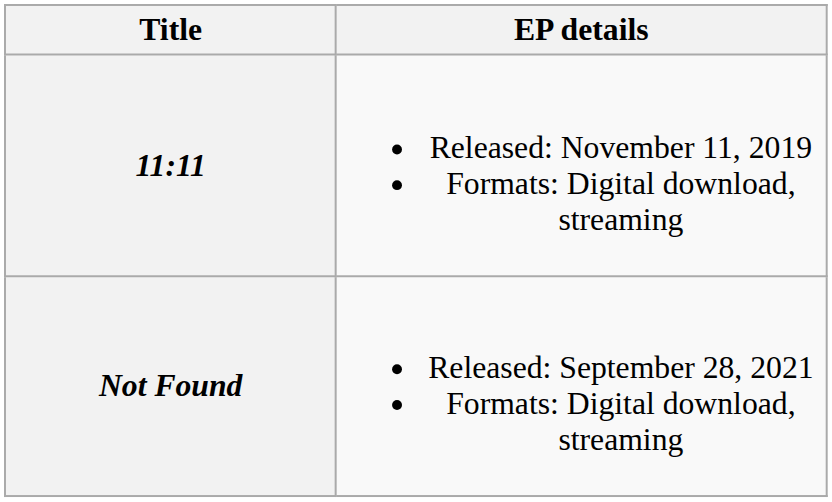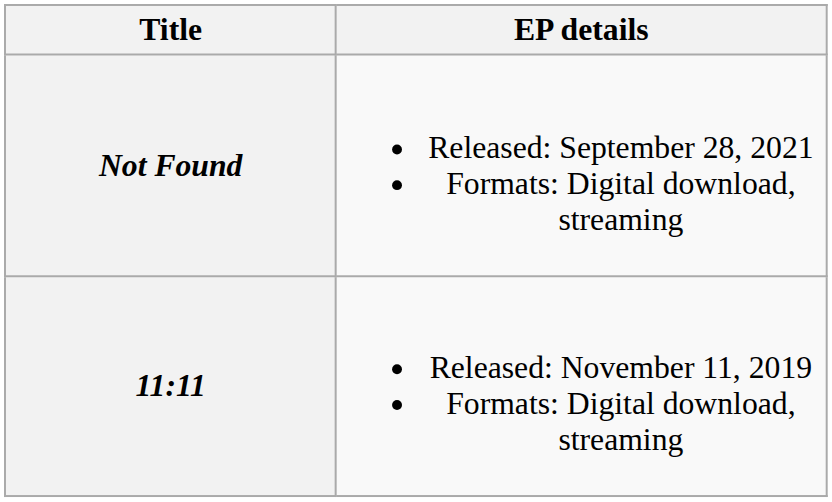rows swapped: (171, 165) <-> (171, 385)
